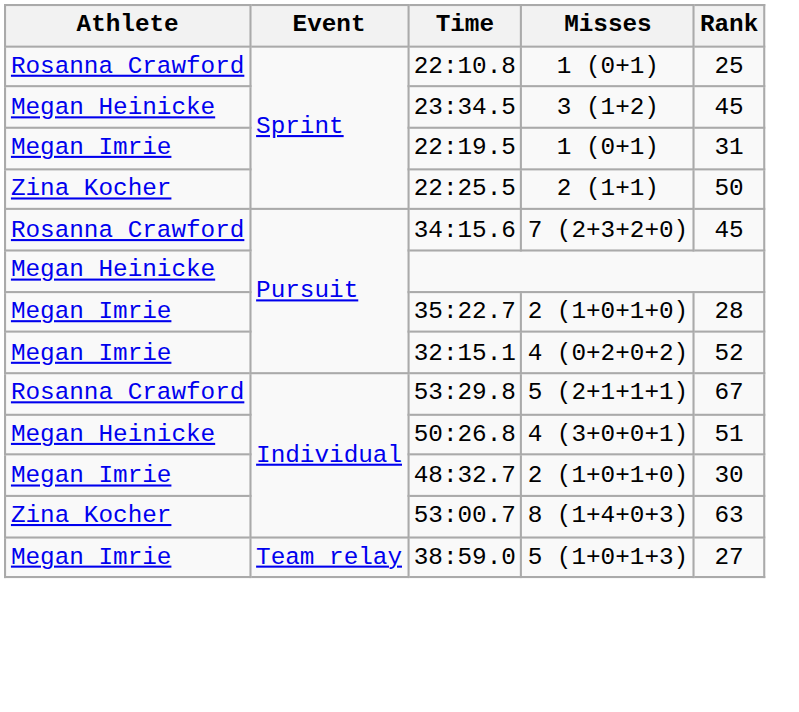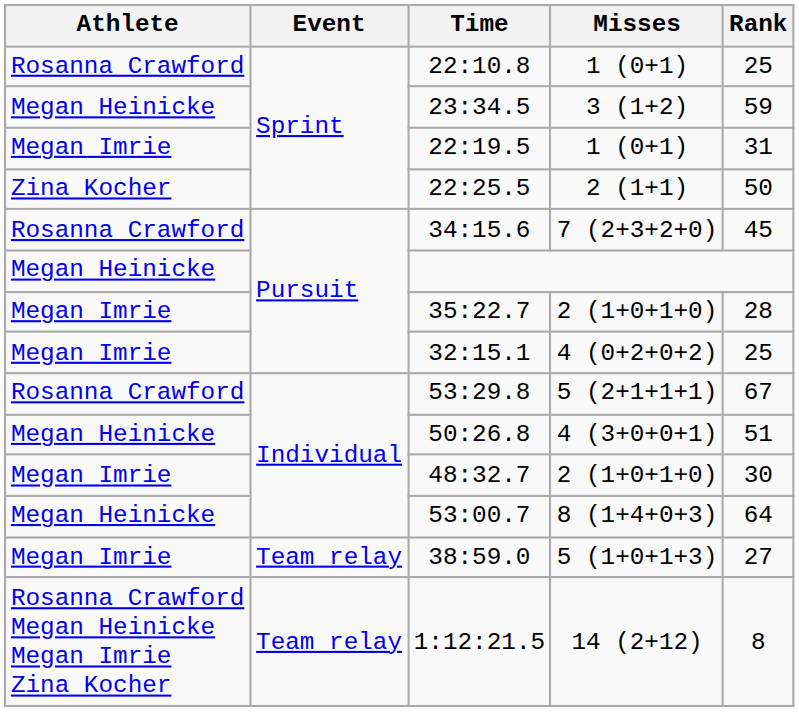(729, 107) 45 -> (758, 107) 59
(729, 352) 52 -> (758, 352) 25
(91, 516) Zina Kocher -> (113, 516) Megan Heinicke
(729, 516) 63 -> (758, 516) 64
+ row: (479, 641)
